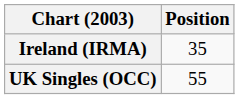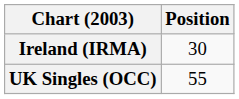(197, 49) 35 -> (197, 49) 30
